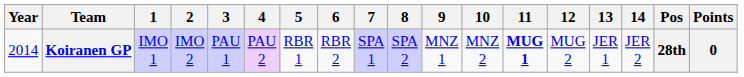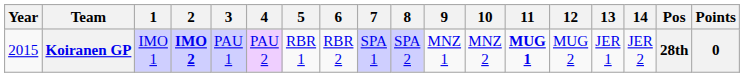(23, 50) 2014 -> (23, 50) 2015
(190, 50) normal -> (191, 50) bold
